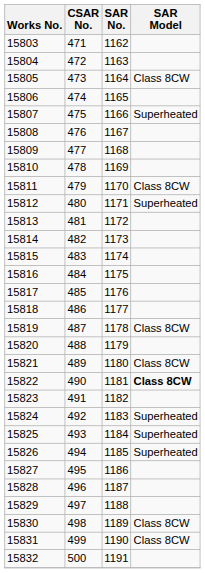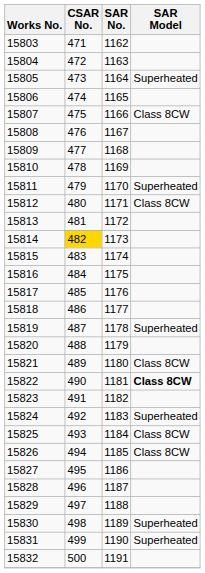(162, 79) Class 8CW -> (166, 79) Superheated
(166, 114) Superheated -> (162, 114) Class 8CW
(162, 185) Class 8CW -> (166, 185) Superheated
(166, 203) Superheated -> (162, 203) Class 8CW
(77, 239) no background -> (77, 239) gold background
(162, 327) Class 8CW -> (166, 327) Superheated
(166, 434) Superheated -> (162, 434) Class 8CW
(166, 452) Superheated -> (162, 452) Class 8CW
(162, 523) Class 8CW -> (166, 523) Superheated
(162, 541) Class 8CW -> (166, 541) Superheated
